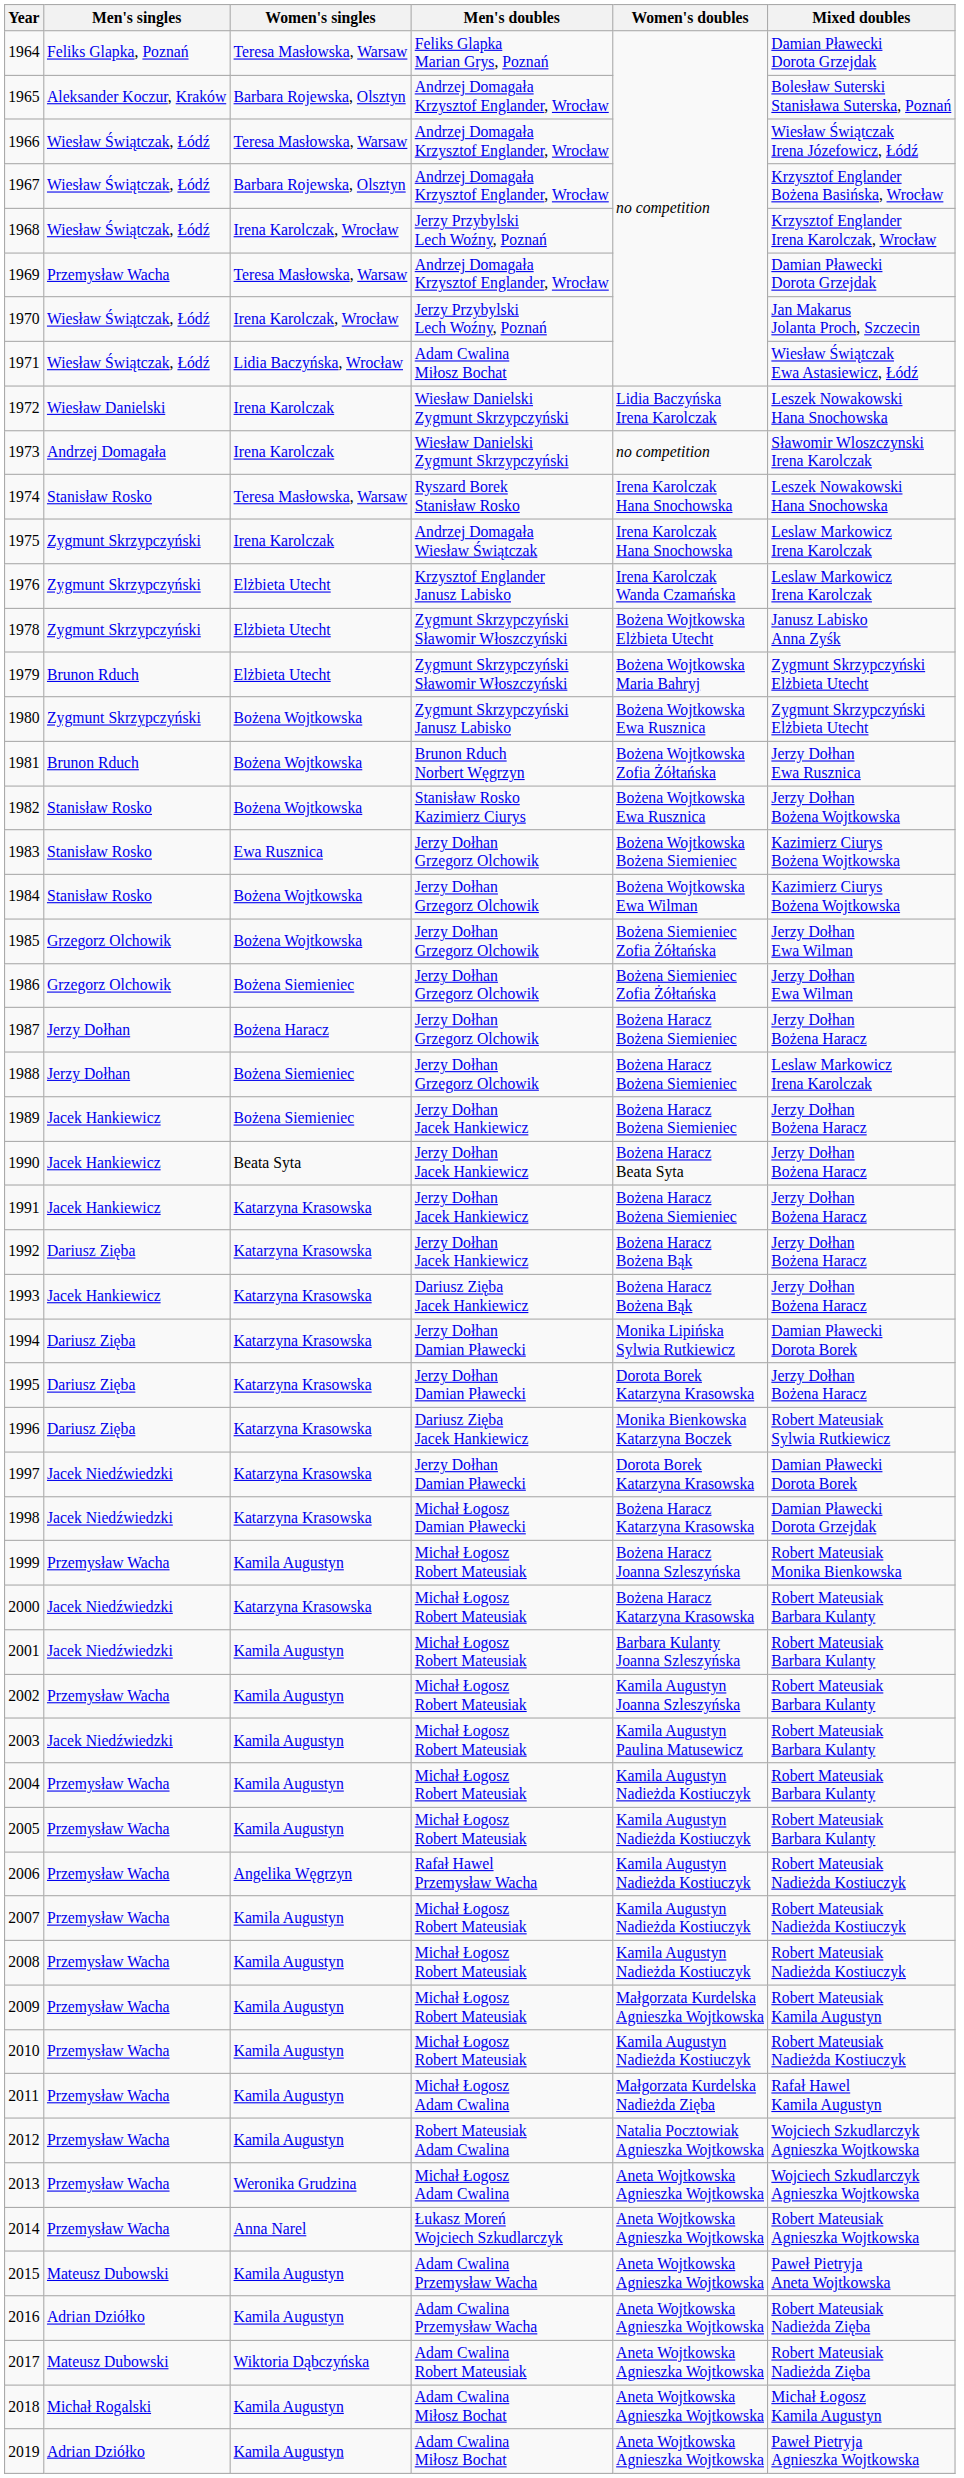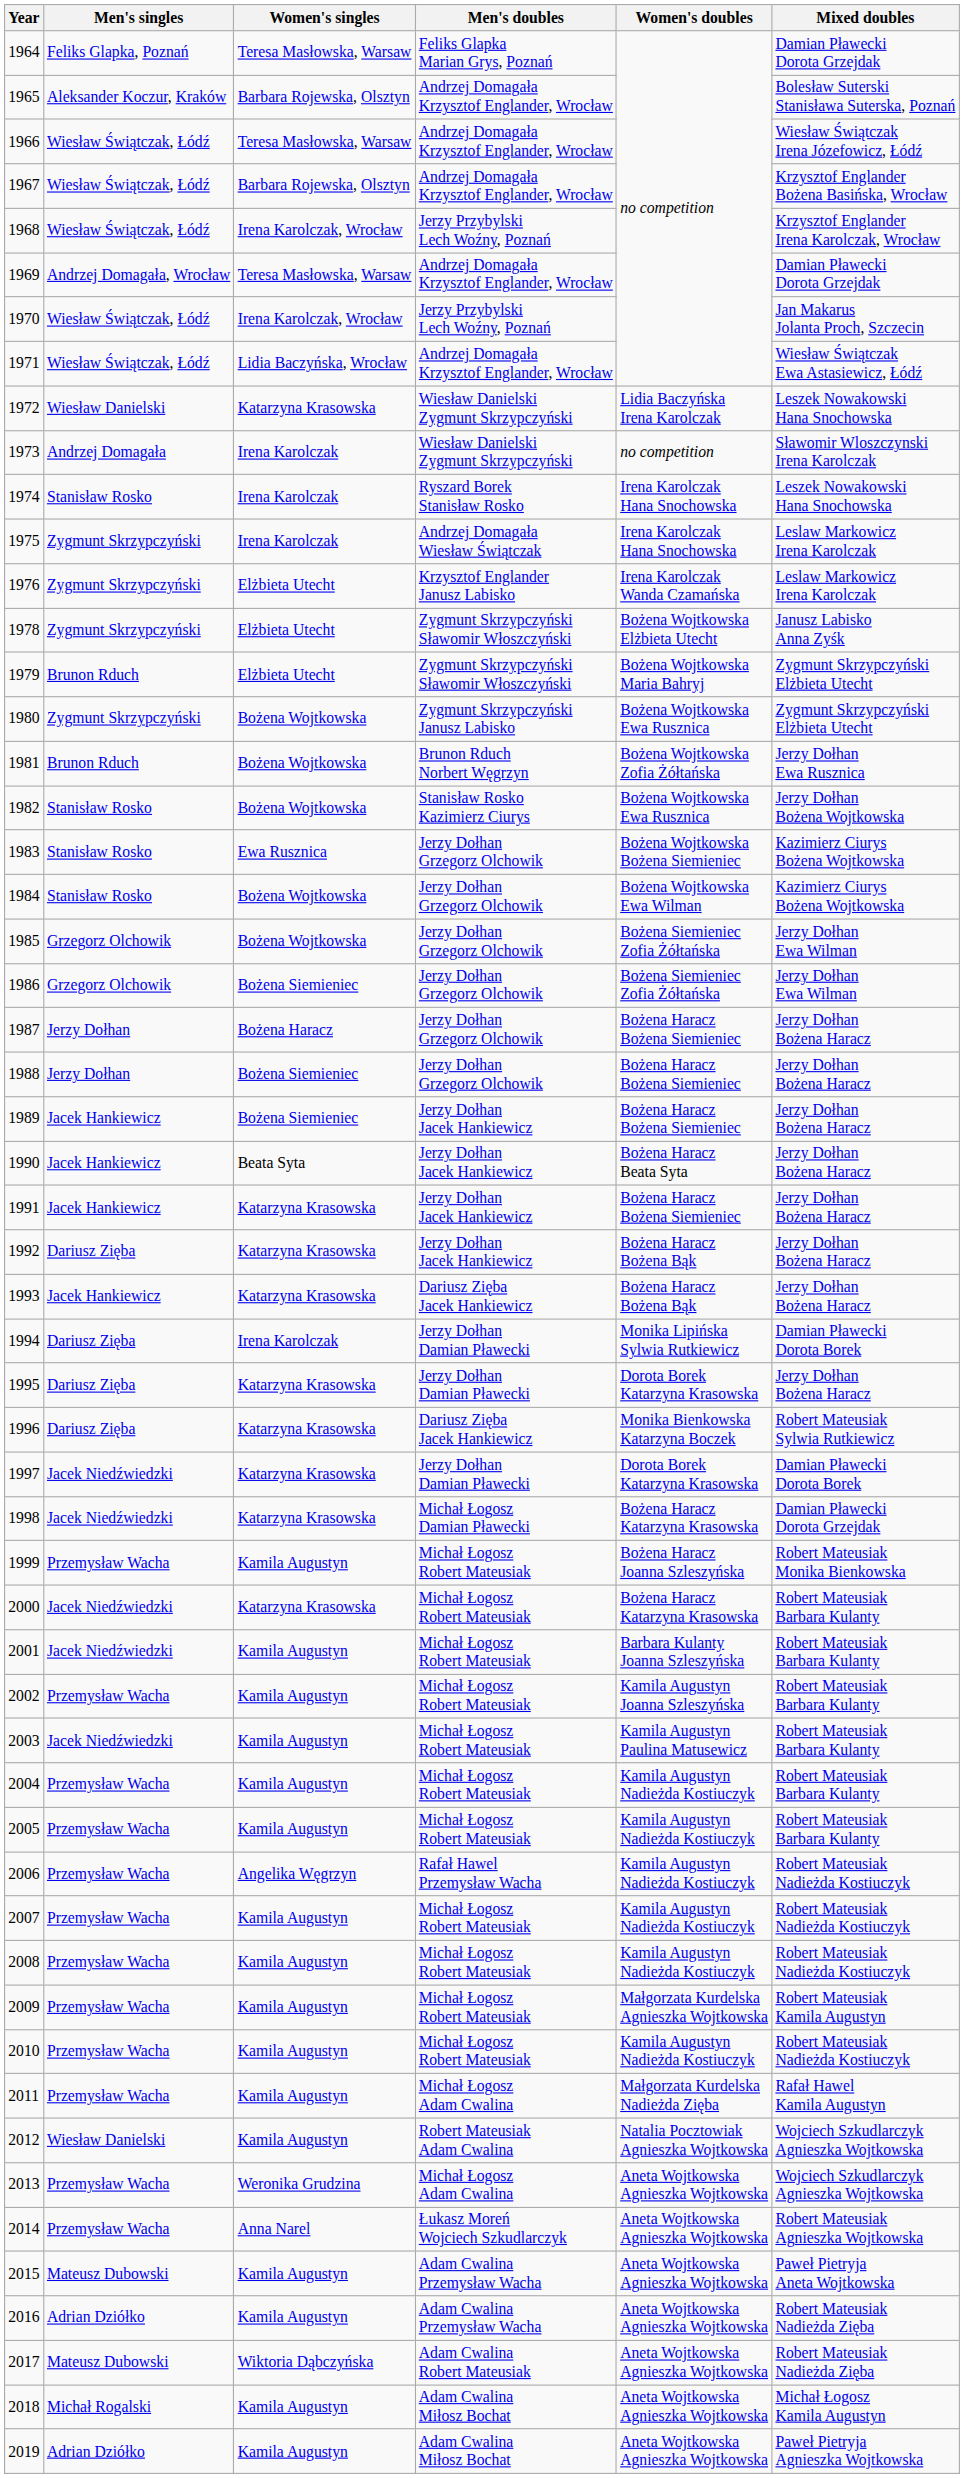(108, 275) Przemysław Wacha -> (139, 275) Andrzej Domagała, Wrocław
(462, 363) Adam Cwalina Miłosz Bochat -> (516, 363) Andrzej Domagała Krzysztof Englander, Wrocław
(284, 408) Irena Karolczak -> (307, 408) Katarzyna Krasowska
(320, 497) Teresa Masłowska, Warsaw -> (288, 497) Irena Karolczak
(832, 1074) Leslaw Markowicz Irena Karolczak -> (823, 1074) Jerzy Dołhan Bożena Haracz
(303, 1341) Katarzyna Krasowska -> (288, 1341) Irena Karolczak
(108, 2140) Przemysław Wacha -> (106, 2140) Wiesław Danielski
